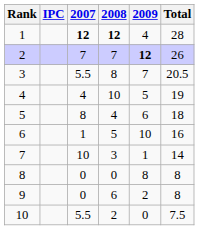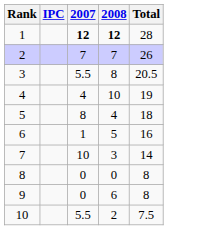- column: (145, 14)
